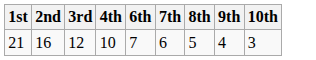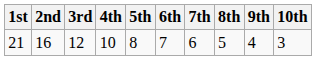+ column: (140, 17)
